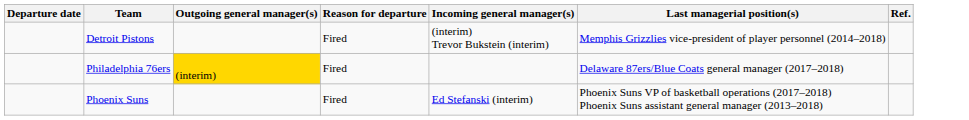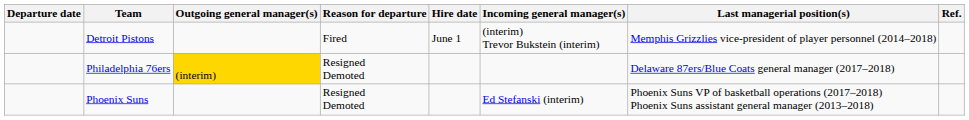+ column: (455, 13)
(335, 68) Fired -> (344, 68) Resigned Demoted
(335, 99) Fired -> (344, 99) Resigned Demoted
